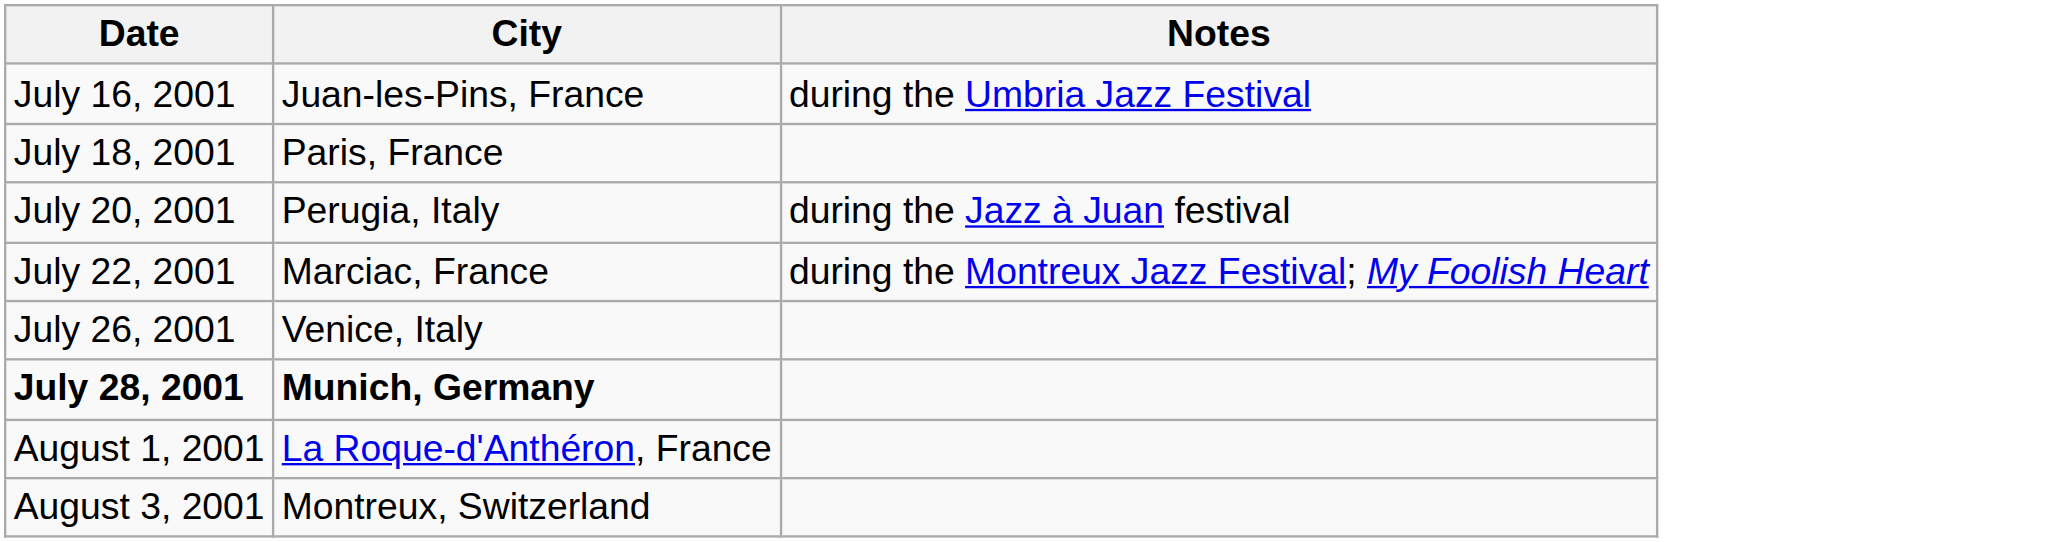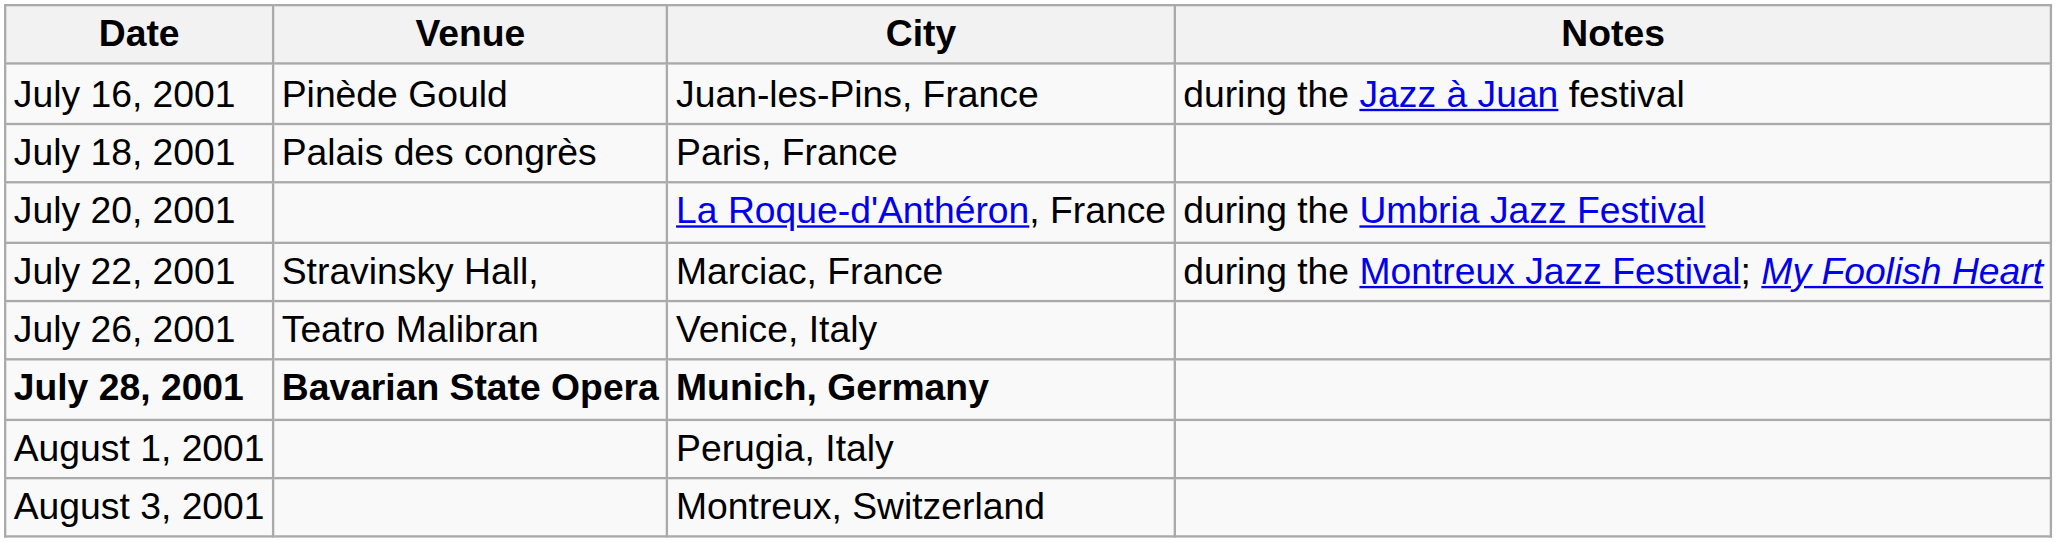+ column: (470, 34)
(1050, 93) during the Umbria Jazz Festival -> (1434, 93) during the Jazz à Juan festival
(391, 211) Perugia, Italy -> (921, 211) La Roque-d'Anthéron, France
(1040, 211) during the Jazz à Juan festival -> (1444, 211) during the Umbria Jazz Festival
(527, 447) La Roque-d'Anthéron, France -> (785, 447) Perugia, Italy
